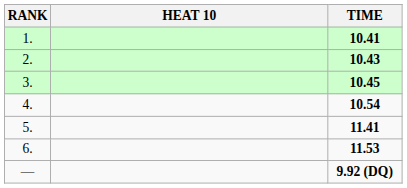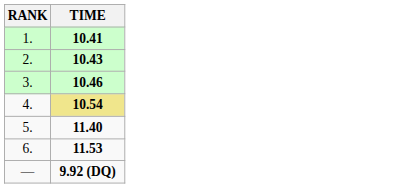- column: (189, 16)
(365, 83) 10.45 -> (88, 83) 10.46
(365, 105) no background -> (88, 105) khaki background
(365, 127) 11.41 -> (88, 127) 11.40
